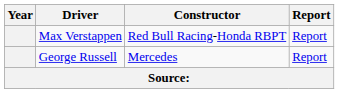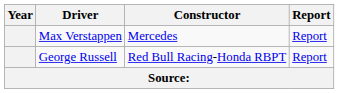(207, 36) Red Bull Racing-Honda RBPT -> (153, 36) Mercedes
(153, 57) Mercedes -> (207, 57) Red Bull Racing-Honda RBPT
